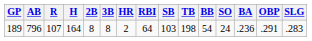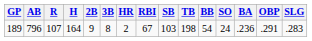(92, 28) 8 -> (92, 28) 9
(147, 28) 64 -> (147, 28) 67
